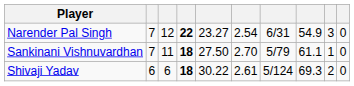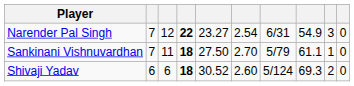(214, 71) 30.22 -> (214, 71) 30.52
(246, 71) 2.61 -> (246, 71) 2.60
